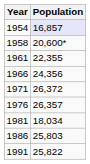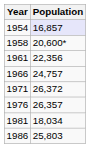(48, 58) 22,355 -> (48, 58) 22,356
(48, 74) 24,356 -> (48, 74) 24,757
- row: (17, 151)
